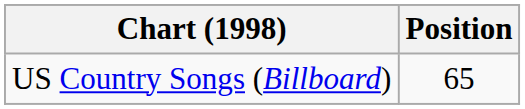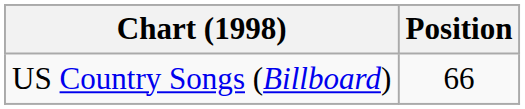(459, 78) 65 -> (459, 78) 66
